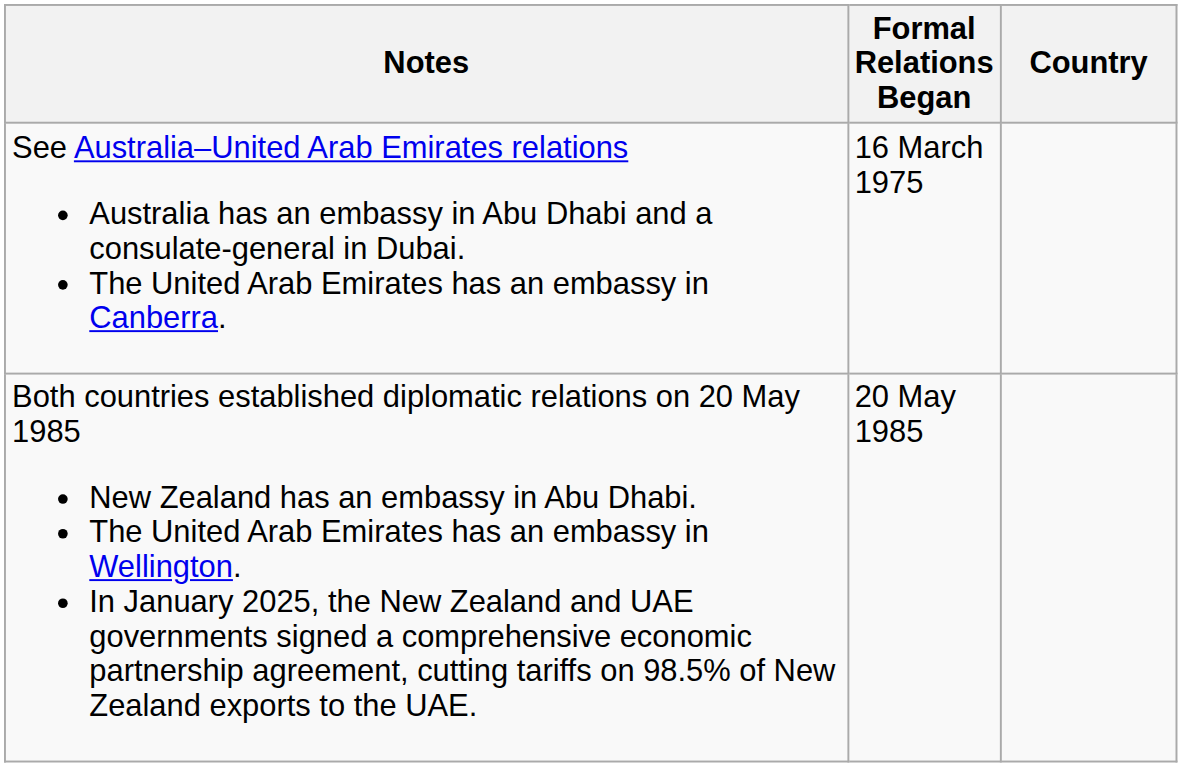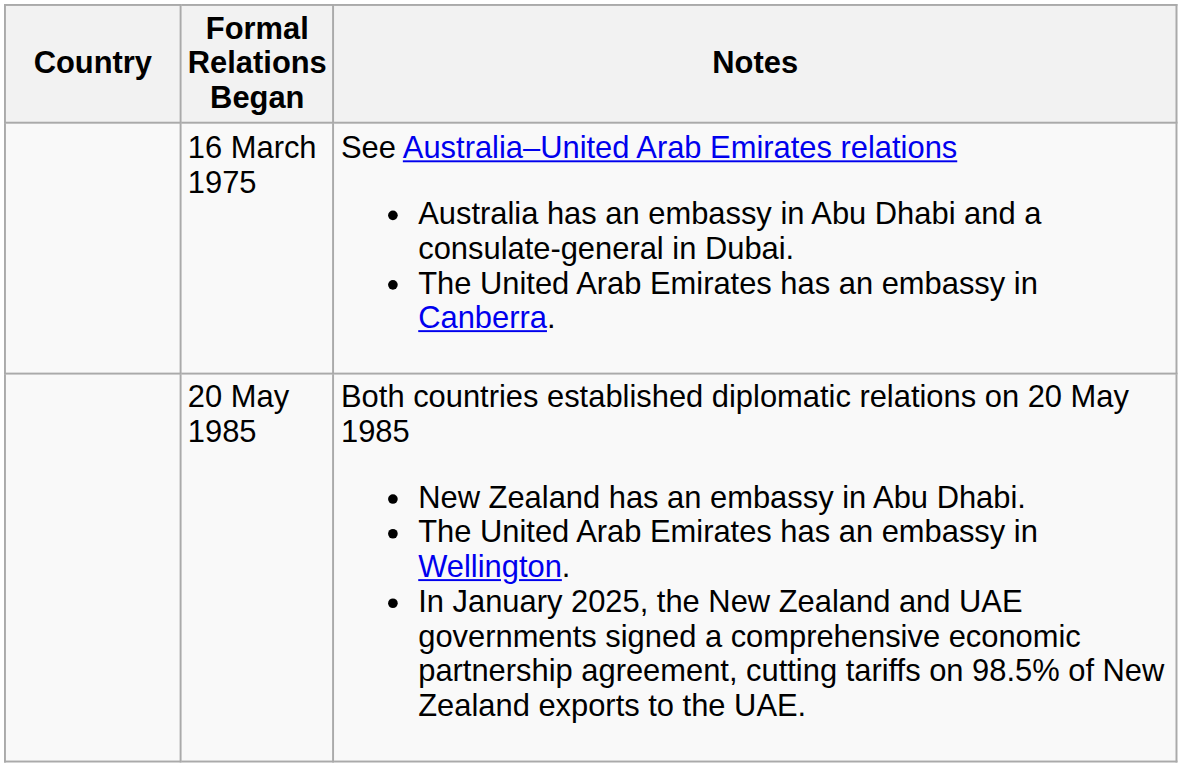columns swapped: (1089, 63) <-> (426, 63)
